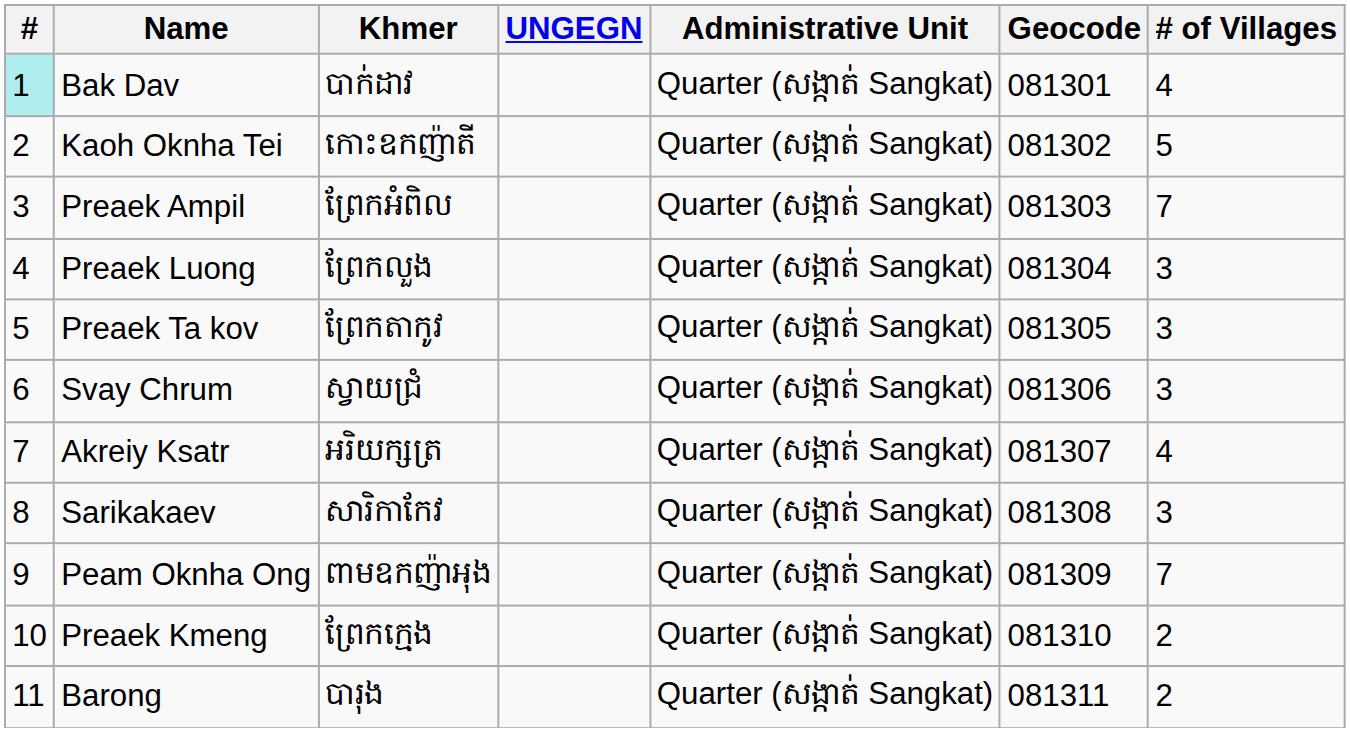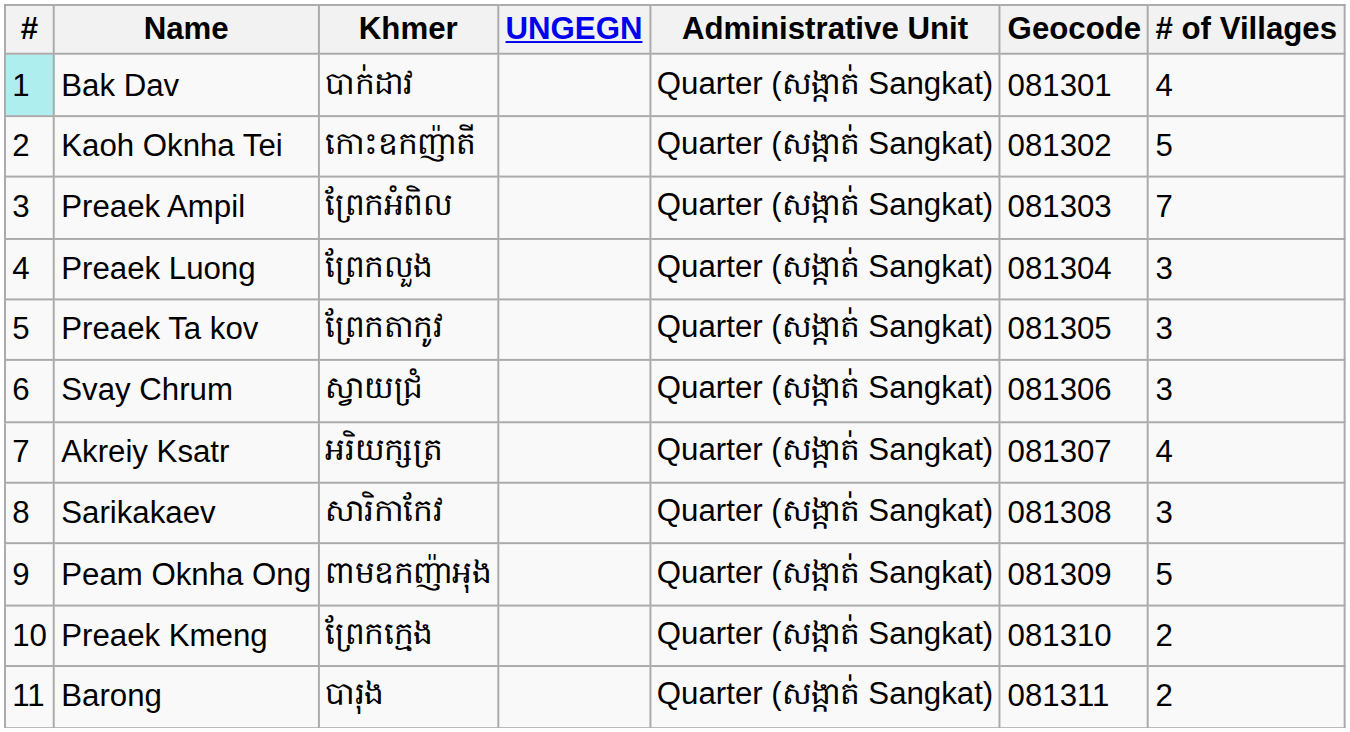(1164, 574) 7 -> (1164, 574) 5
